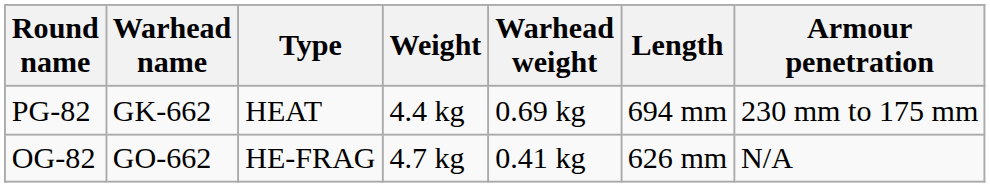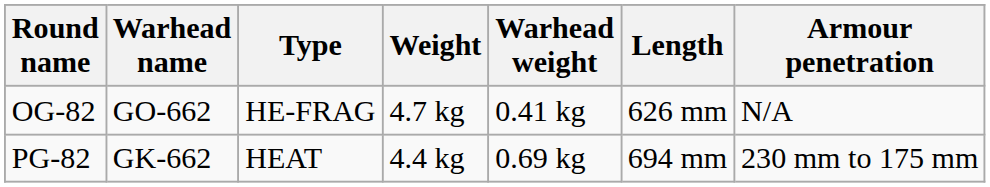rows swapped: (51, 109) <-> (54, 157)
